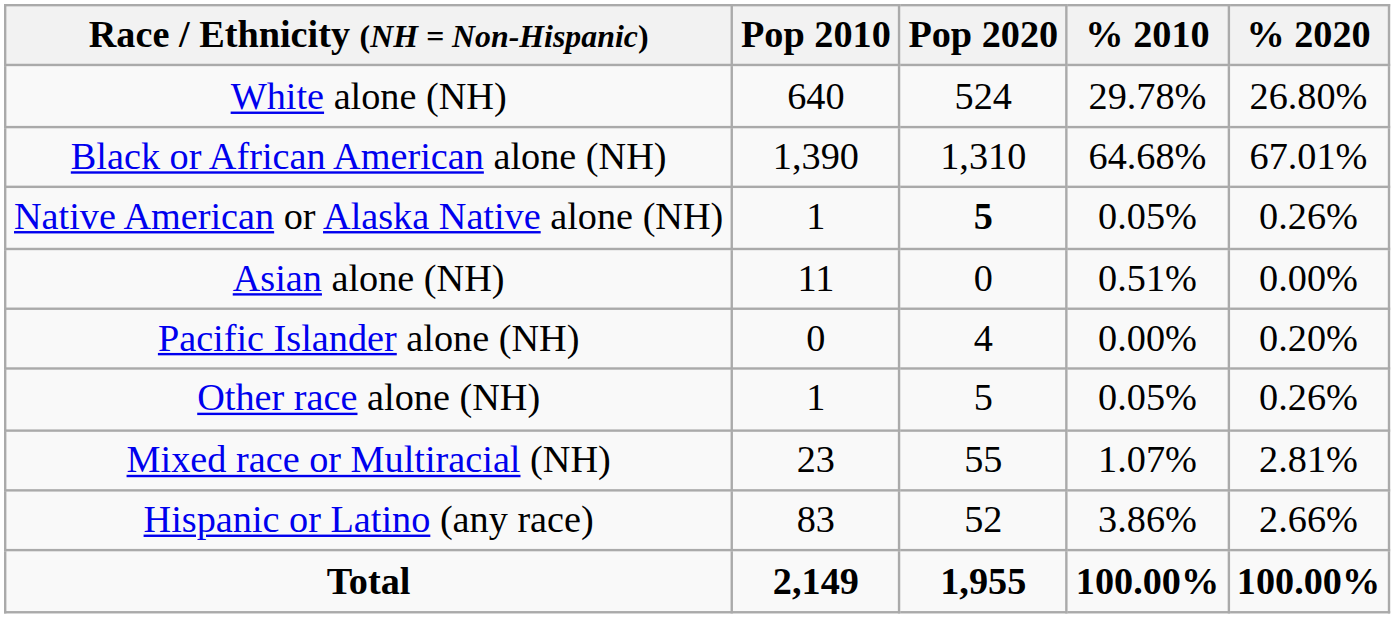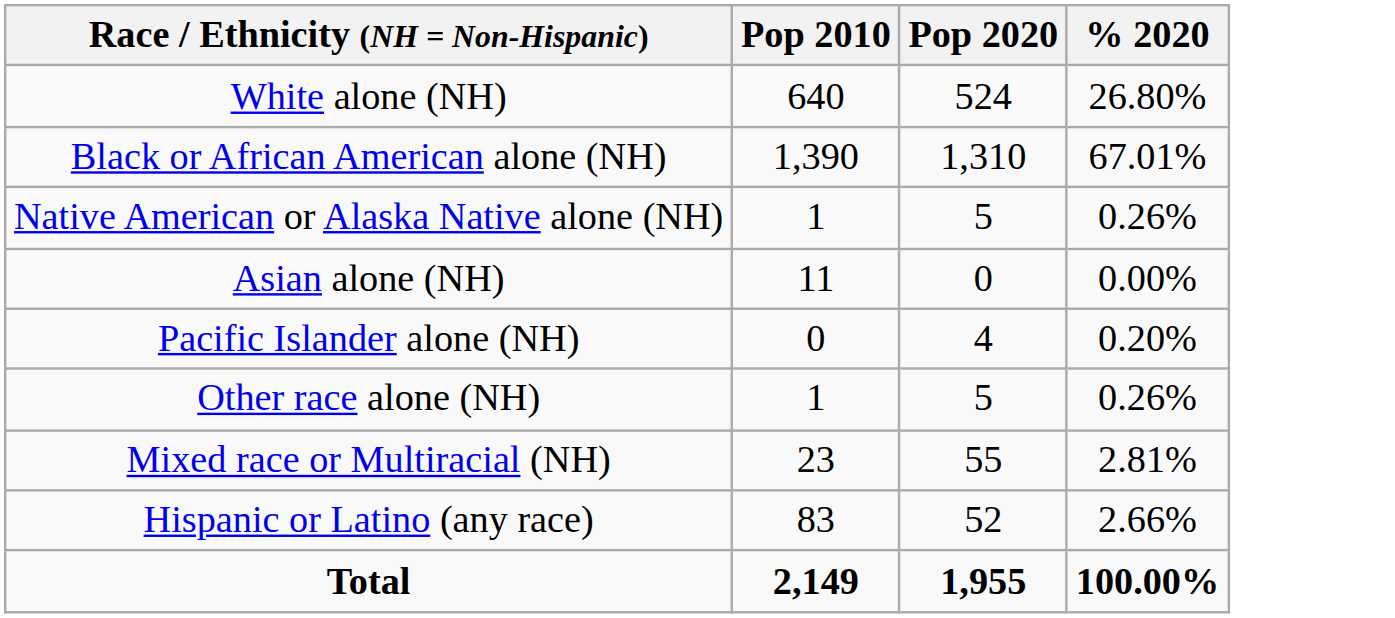- column: (1148, 34)
(983, 216) bold -> (983, 216) normal
